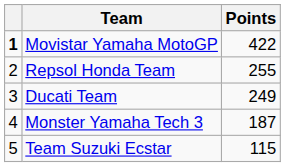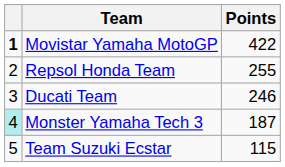(262, 97) 249 -> (262, 97) 246
(13, 123) no background -> (13, 123) paleturquoise background
